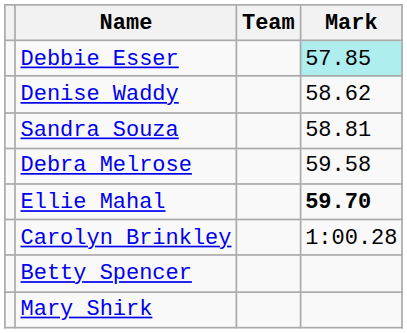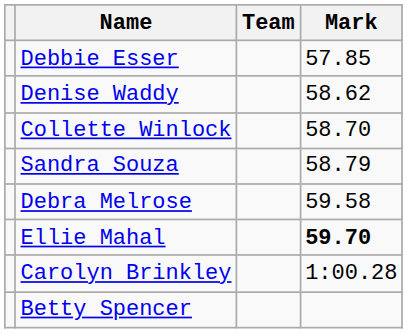(338, 59) paleturquoise background -> (338, 59) no background
+ row: (126, 130)
(338, 130) 58.81 -> (338, 166) 58.79
- row: (86, 309)
